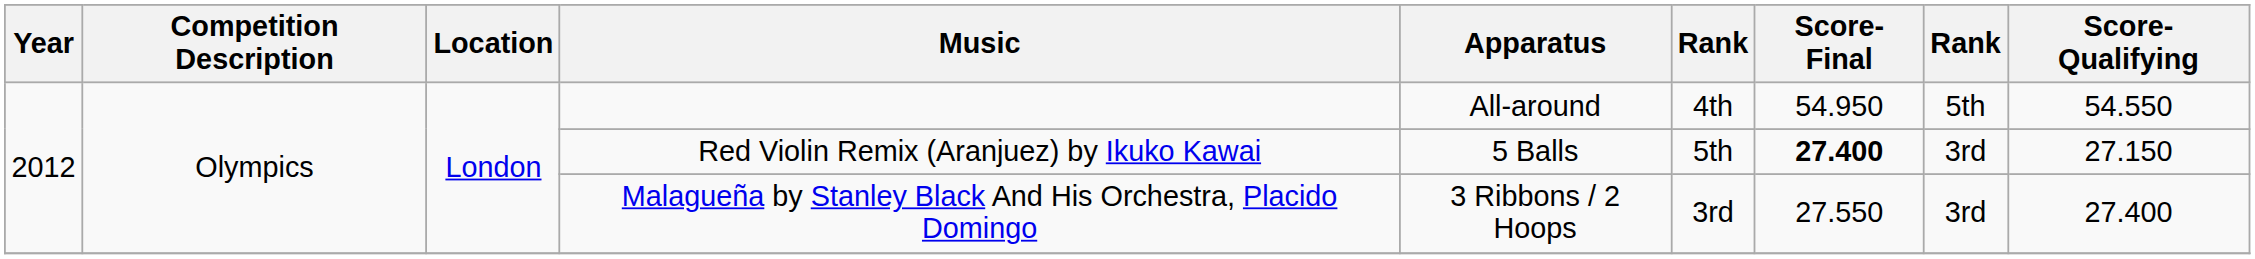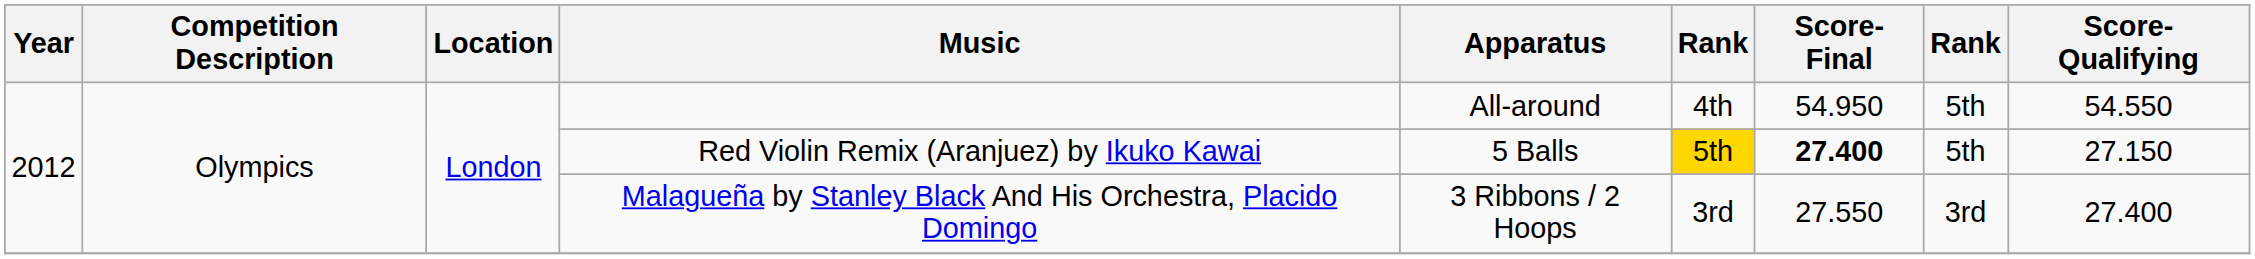(1713, 151) no background -> (1713, 151) gold background
(1966, 151) 3rd -> (1966, 151) 5th
